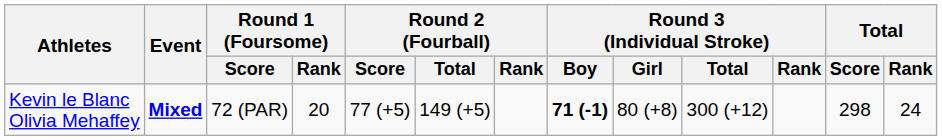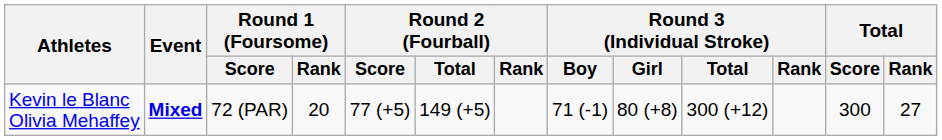(580, 110) bold -> (580, 110) normal
(855, 110) 298 -> (855, 110) 300
(911, 110) 24 -> (911, 110) 27
